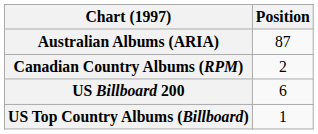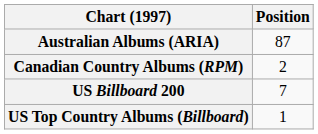(283, 91) 6 -> (283, 91) 7
